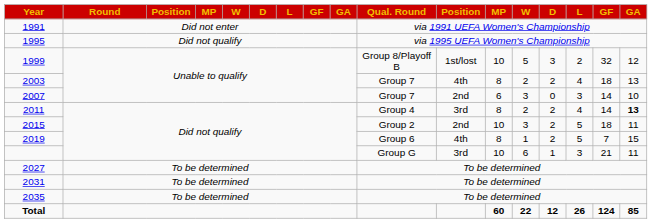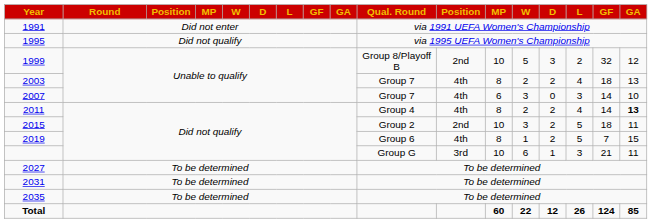(461, 61) 1st/lost -> (461, 61) 2nd
(461, 95) 2nd -> (461, 95) 4th
(461, 110) 3rd -> (461, 110) 4th
